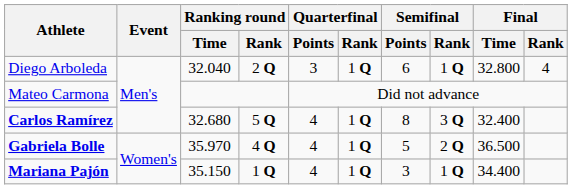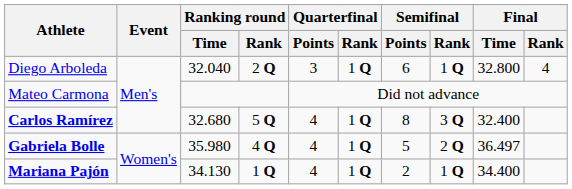(210, 145) 35.970 -> (210, 145) 35.980
(499, 145) 36.500 -> (499, 145) 36.497
(210, 171) 35.150 -> (210, 171) 34.130
(406, 171) 3 -> (406, 171) 2
